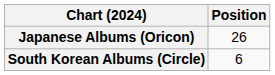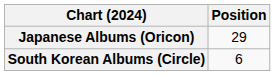(239, 37) 26 -> (239, 37) 29
